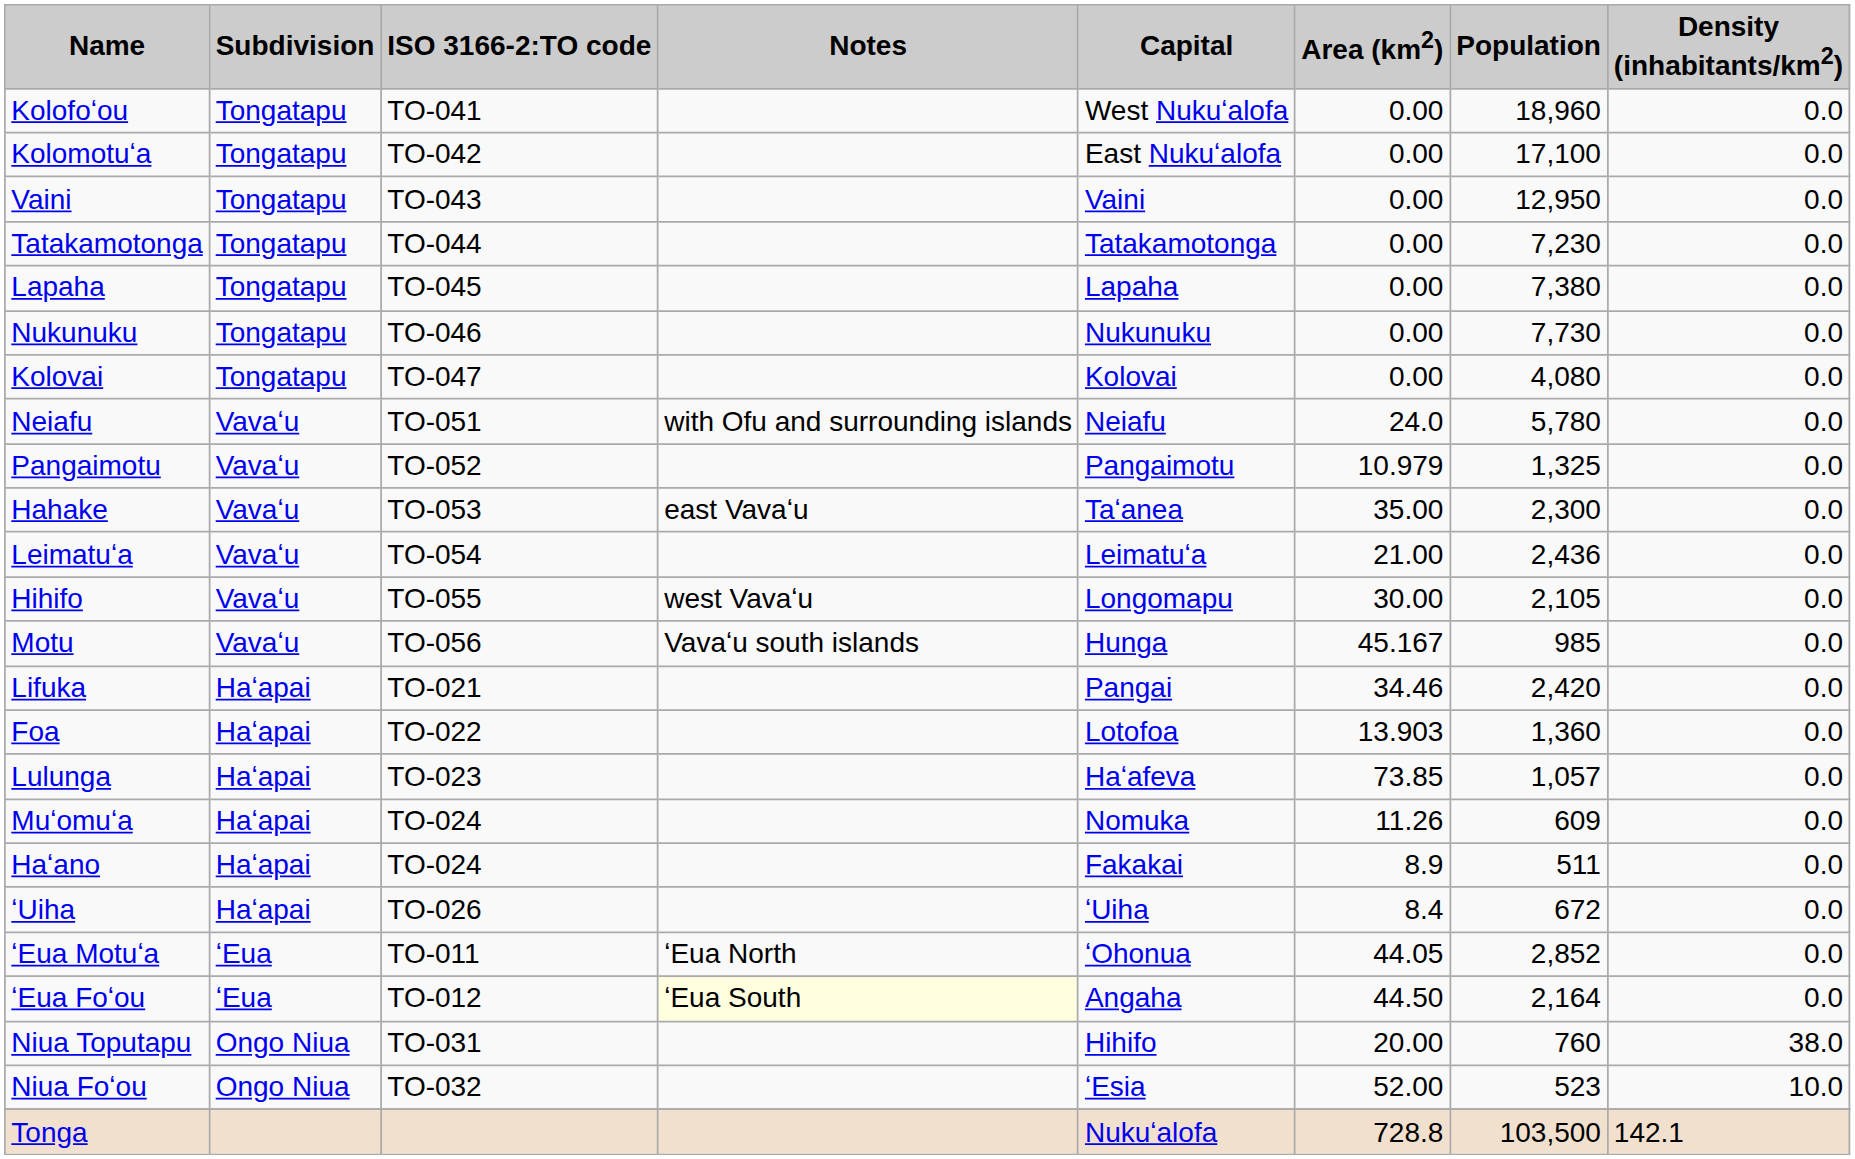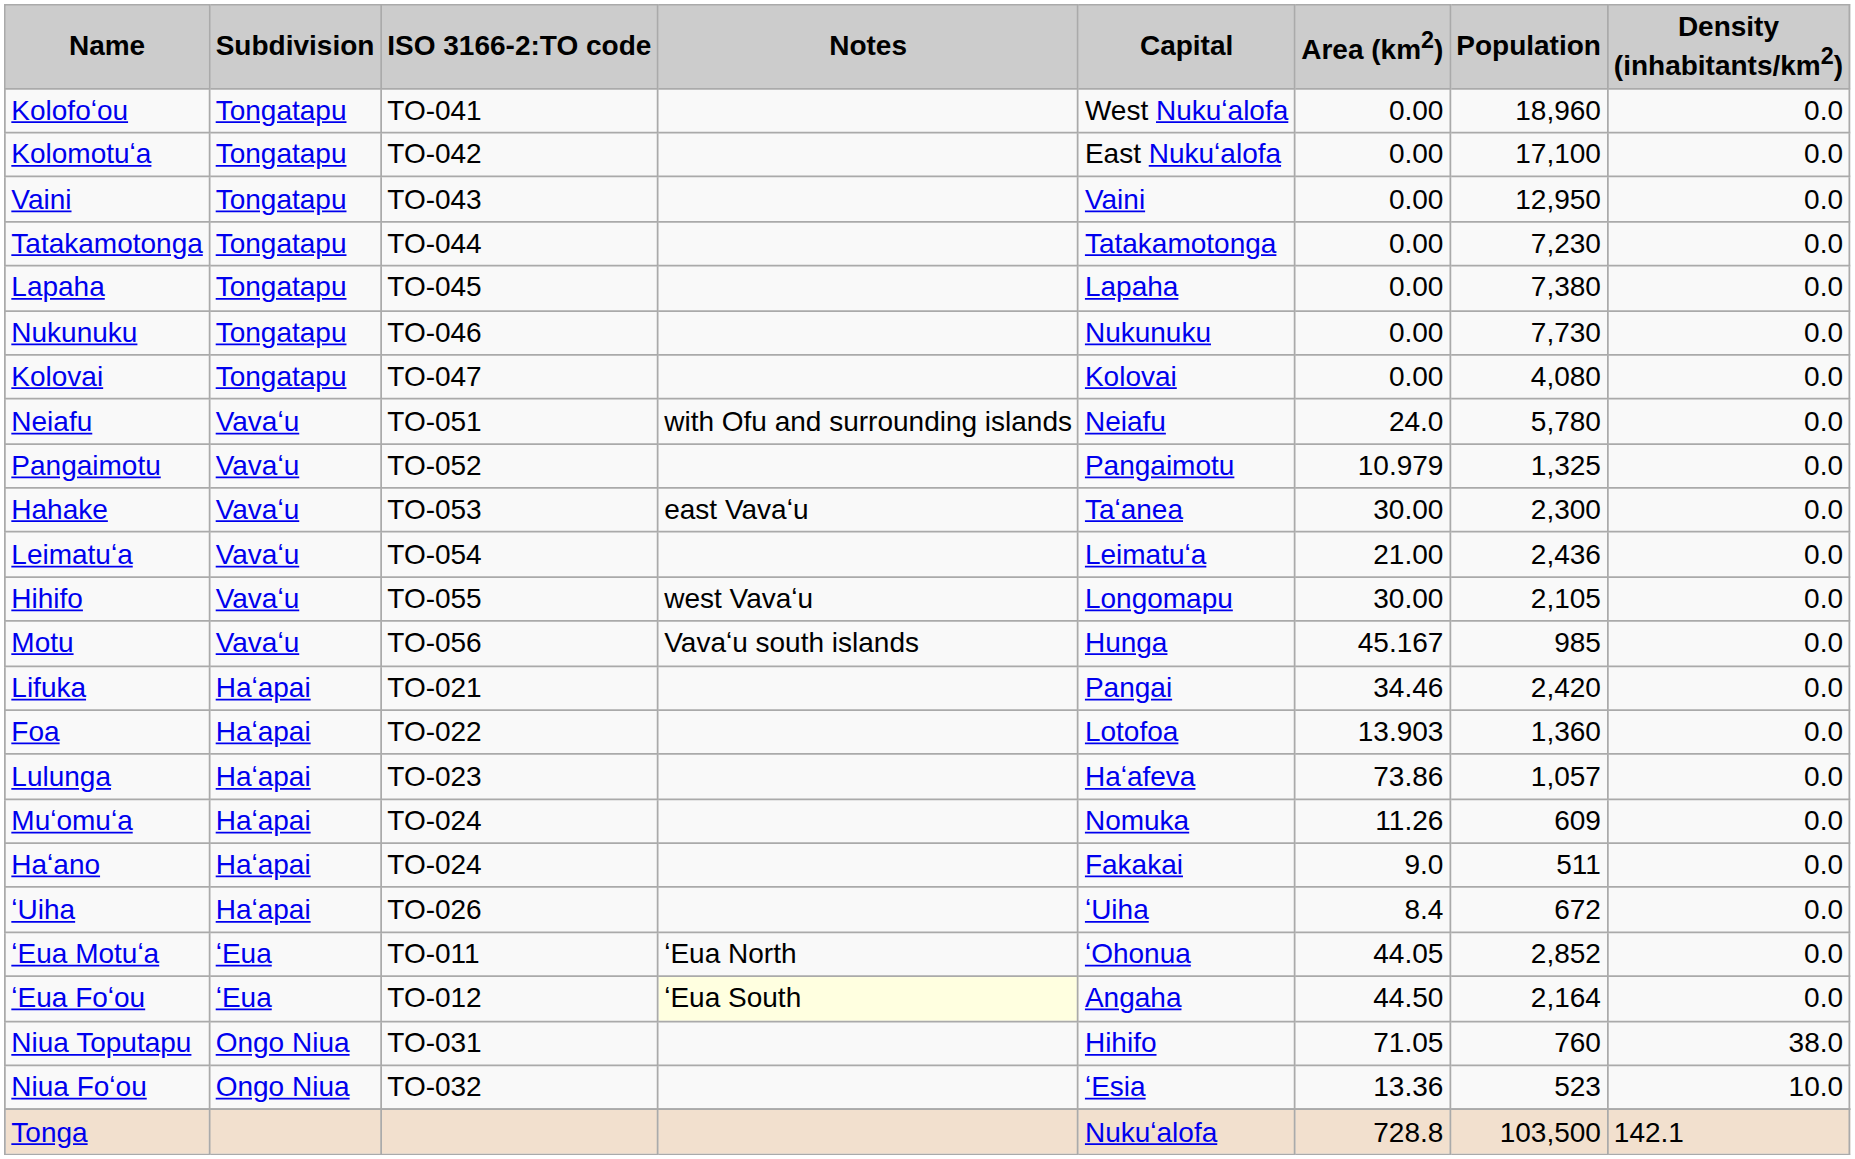(1408, 509) 35.00 -> (1408, 509) 30.00
(1408, 776) 73.85 -> (1408, 776) 73.86
(1424, 865) 8.9 -> (1424, 865) 9.0
(1408, 1042) 20.00 -> (1408, 1042) 71.05
(1408, 1087) 52.00 -> (1408, 1087) 13.36
